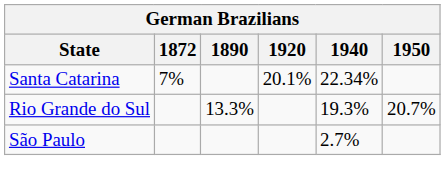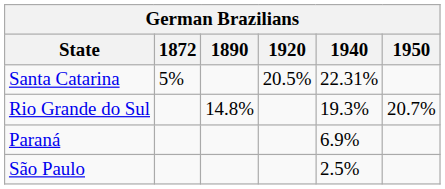(171, 79) 7% -> (171, 79) 5%
(287, 79) 20.1% -> (287, 79) 20.5%
(349, 79) 22.34% -> (349, 79) 22.31%
(230, 109) 13.3% -> (230, 109) 14.8%
+ row: (35, 139)
(340, 139) 2.7% -> (340, 169) 2.5%
